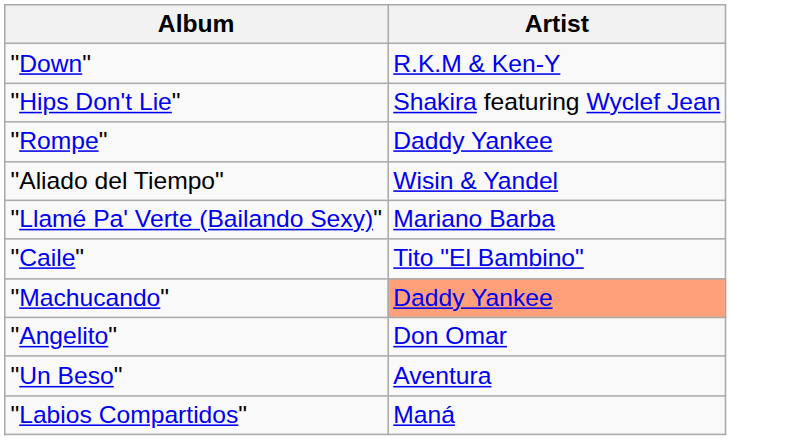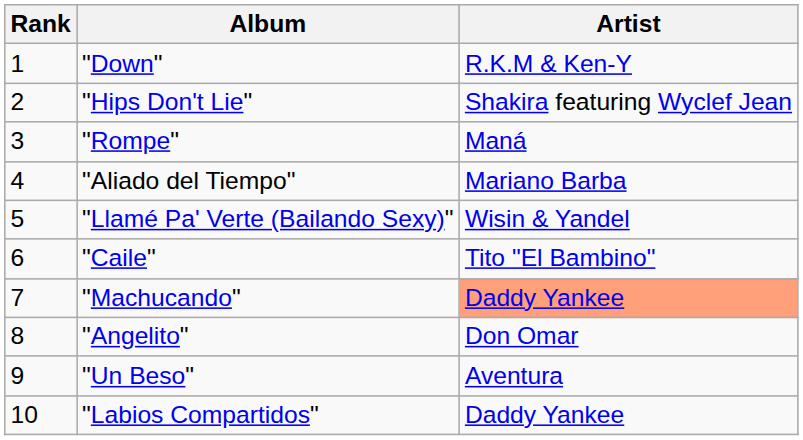+ column: (41, 24)
(473, 141) Daddy Yankee -> (496, 141) Maná
(476, 180) Wisin & Yandel -> (546, 180) Mariano Barba
(474, 219) Mariano Barba -> (547, 219) Wisin & Yandel
(424, 414) Maná -> (545, 414) Daddy Yankee
